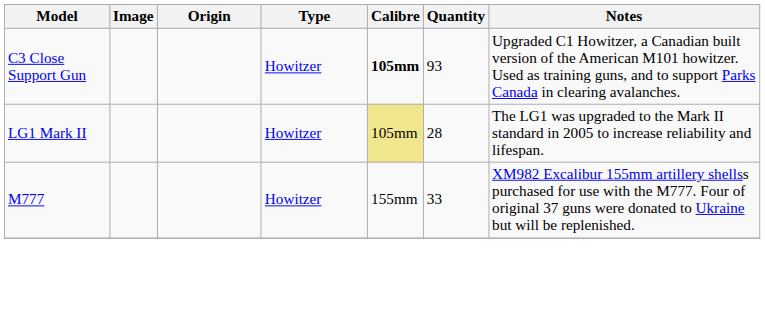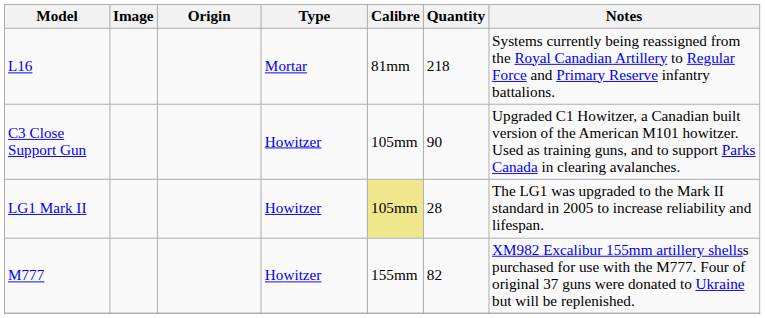+ row: (20, 66)
(395, 66) bold -> (394, 141) normal
(434, 66) 93 -> (434, 141) 90
(434, 200) 33 -> (434, 275) 82
